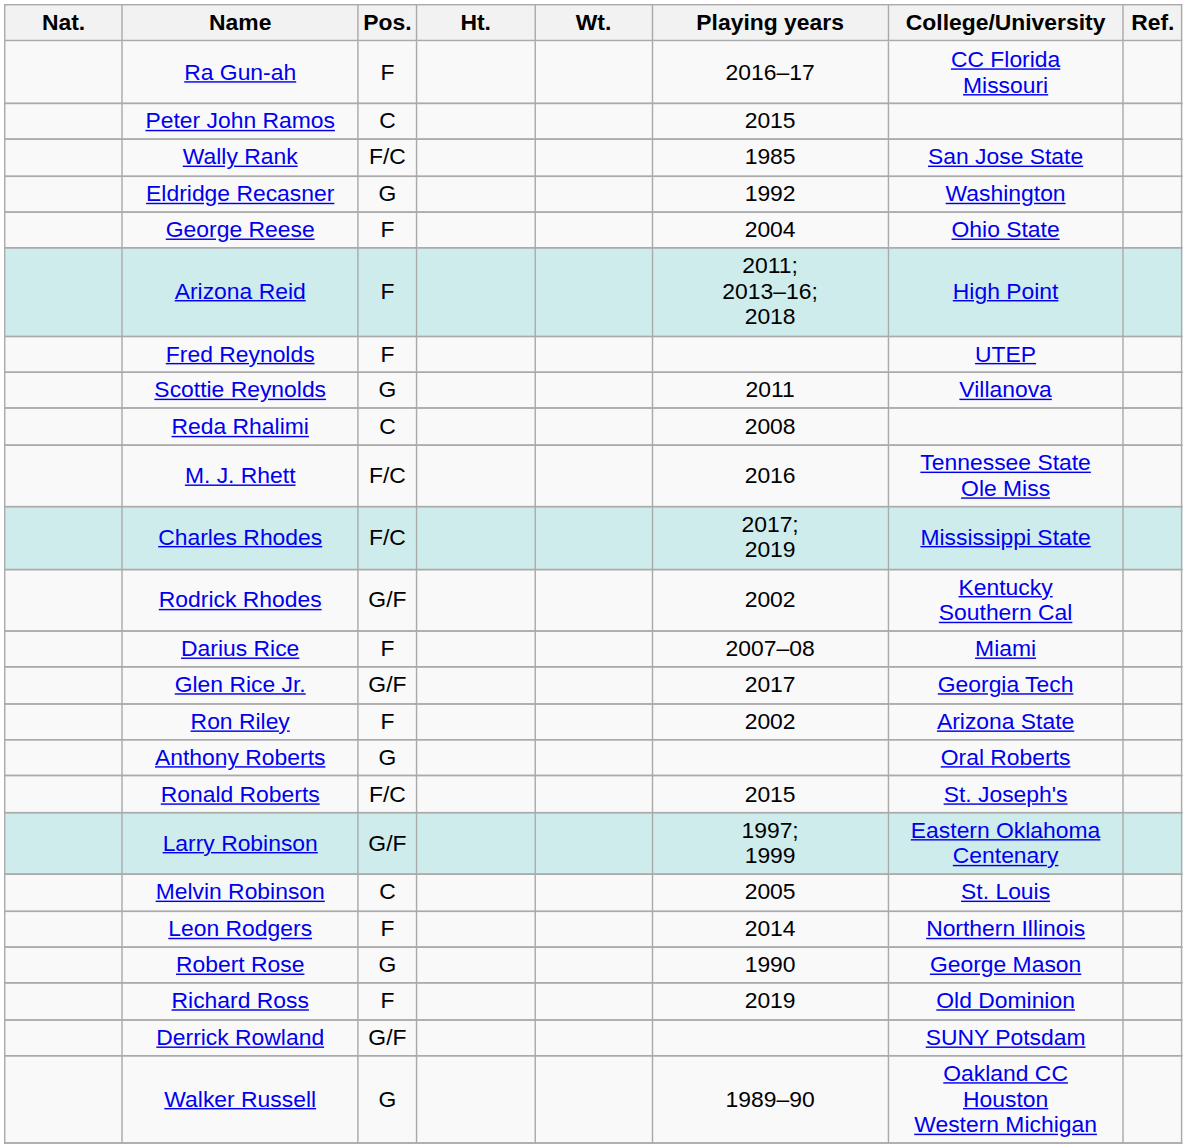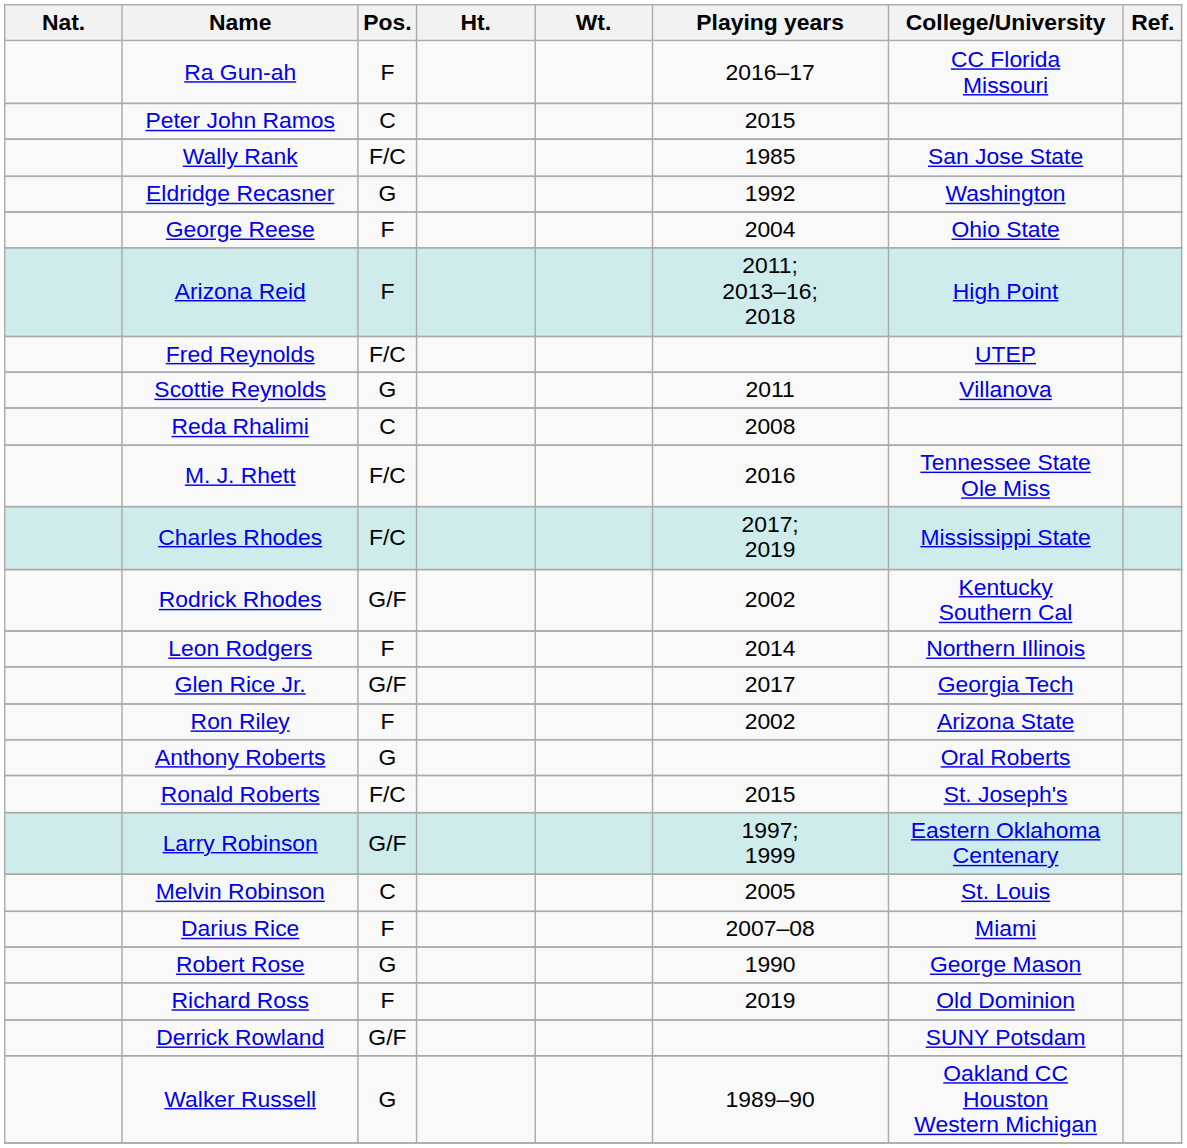(387, 353) F -> (387, 353) F/C
rows swapped: (240, 648) <-> (240, 928)
